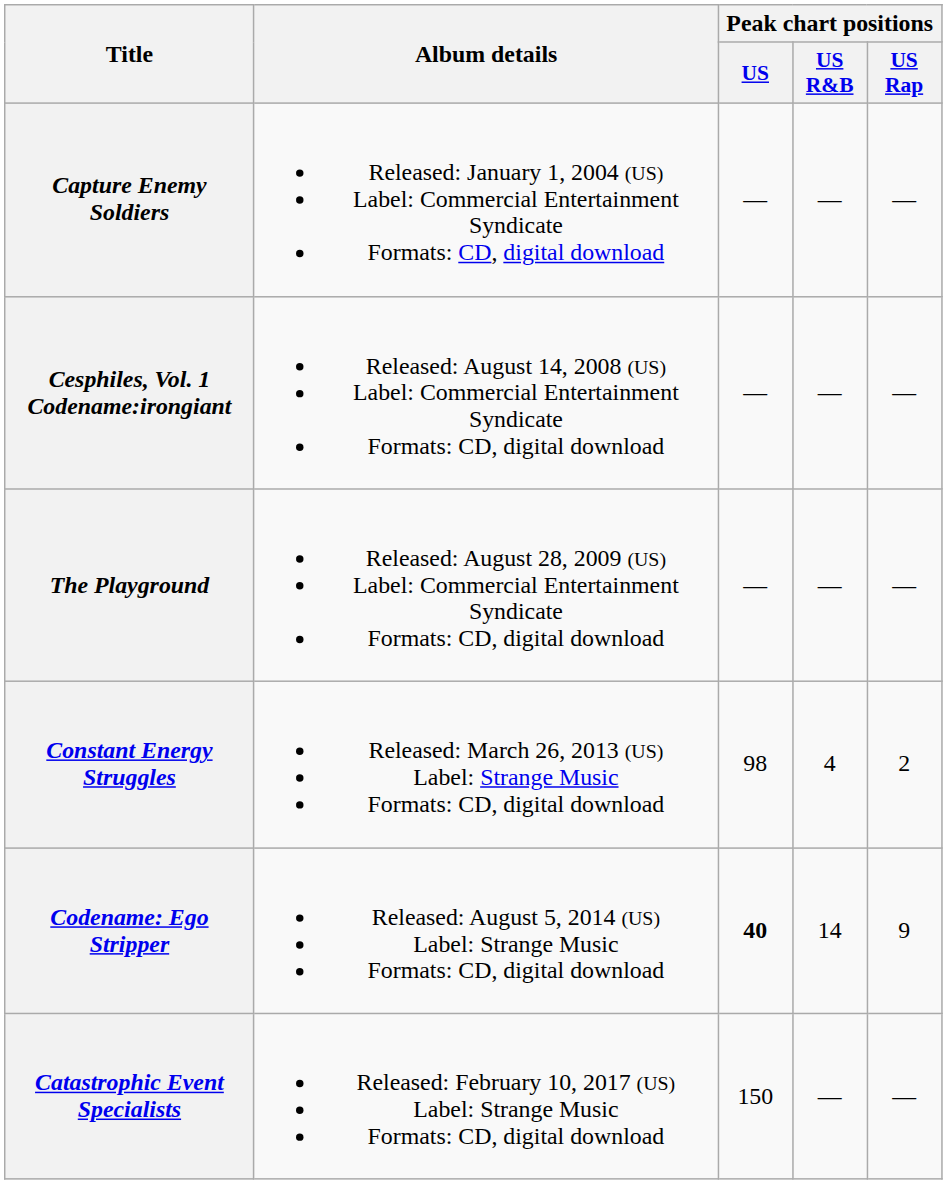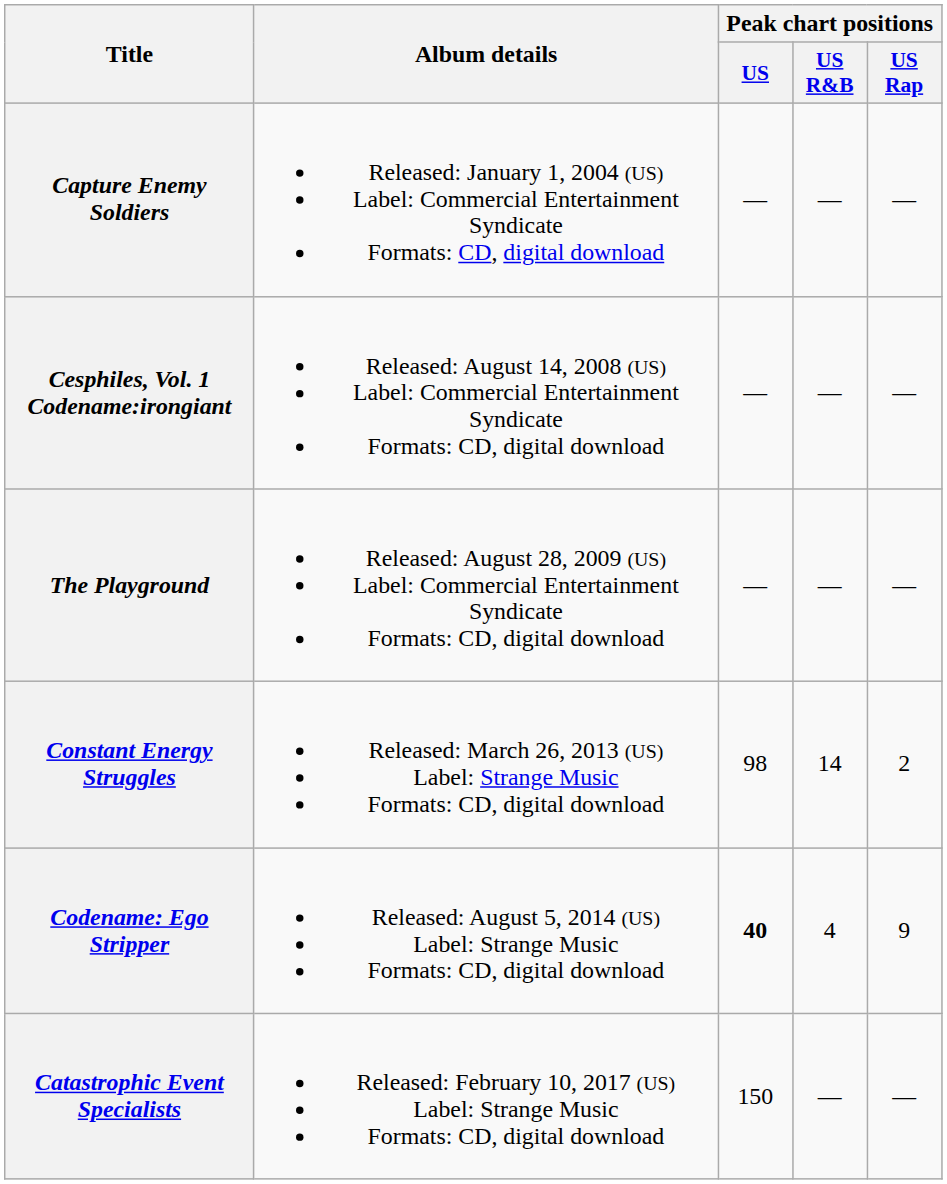(830, 764) 4 -> (830, 764) 14
(830, 930) 14 -> (830, 930) 4
